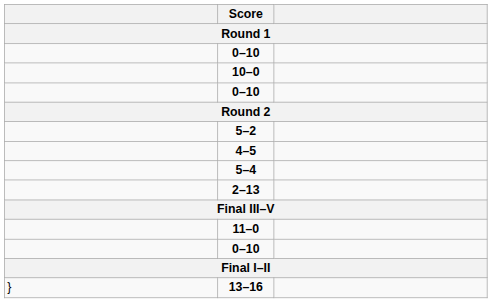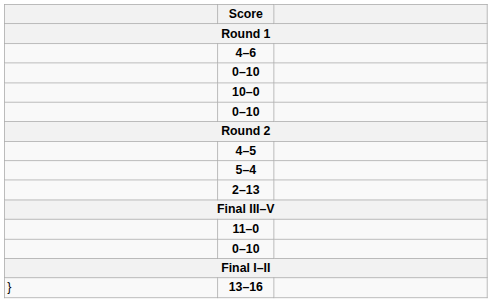+ row: (111, 53)
- row: (111, 131)
